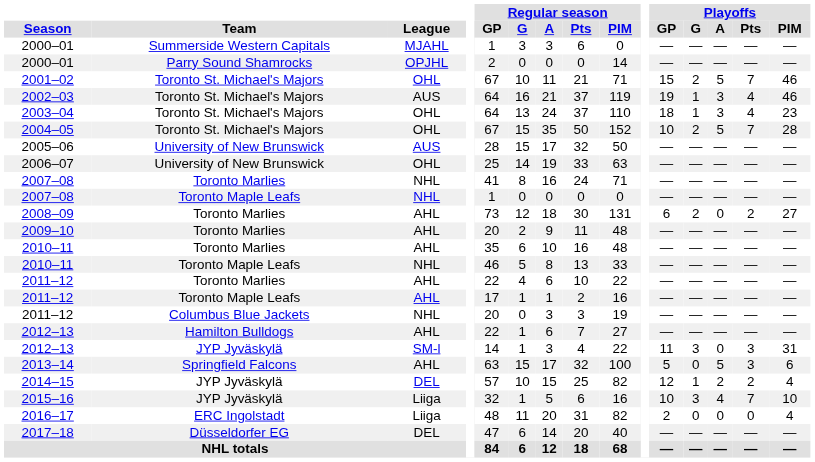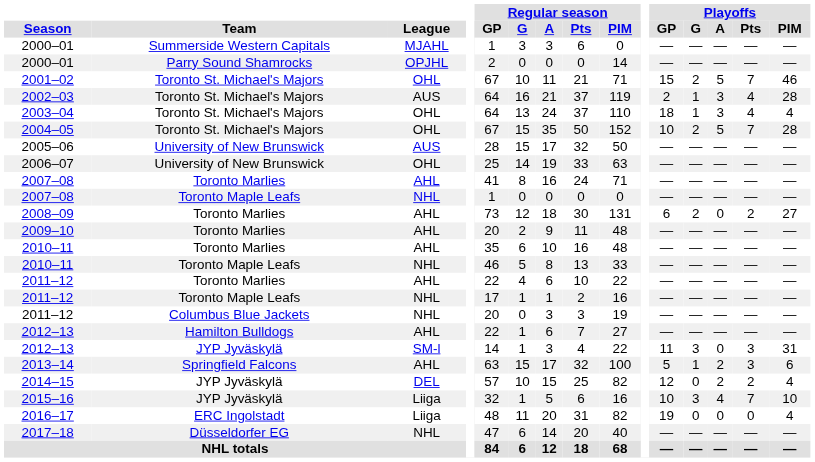(666, 96) 19 -> (666, 96) 2
(790, 96) 46 -> (790, 96) 28
(790, 113) 23 -> (790, 113) 4
(427, 180) NHL -> (427, 180) AHL
(427, 298) AHL -> (427, 298) NHL
(696, 365) 0 -> (696, 365) 1
(720, 365) 5 -> (720, 365) 2
(696, 382) 1 -> (696, 382) 0
(666, 415) 2 -> (666, 415) 19
(427, 432) DEL -> (427, 432) NHL
